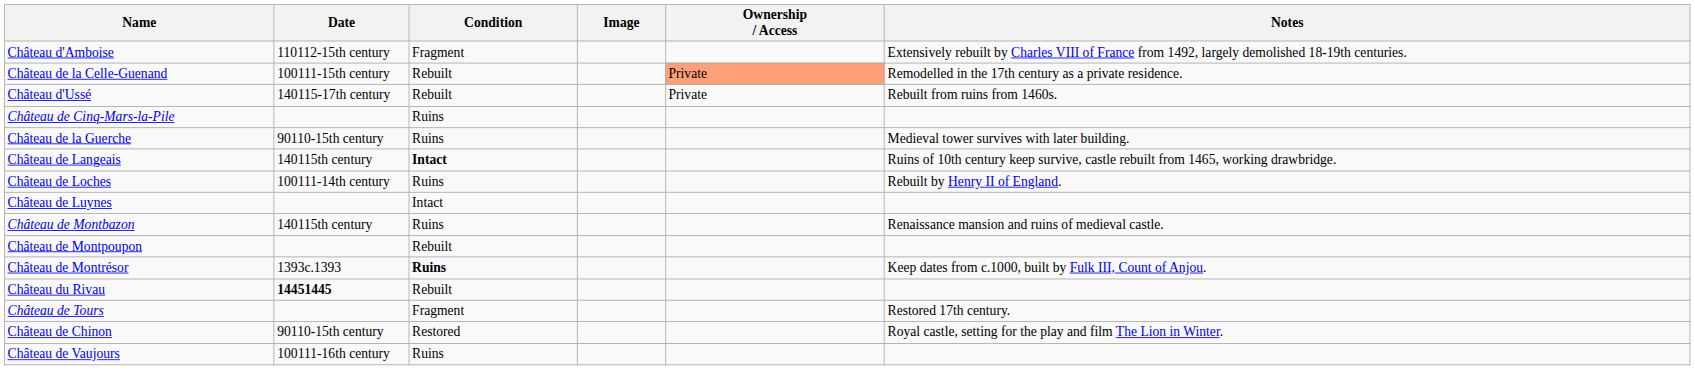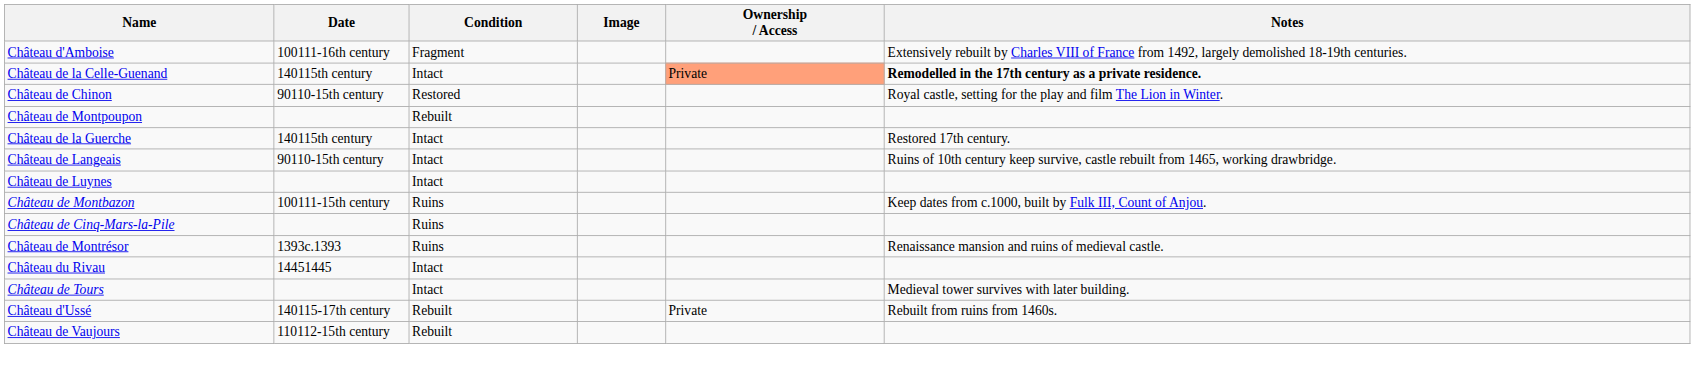(334, 52) 110112-15th century -> (334, 52) 100111-16th century
(334, 73) 100111-15th century -> (325, 73) 140115th century
(432, 73) Rebuilt -> (428, 73) Intact
(1035, 73) normal -> (1044, 73) bold
rows swapped: (60, 332) <-> (49, 95)
rows swapped: (91, 116) <-> (75, 246)
(330, 138) 90110-15th century -> (325, 138) 140115th century
(428, 138) Ruins -> (428, 138) Intact
(1008, 138) Medieval tower survives with later building. -> (949, 138) Restored 17th century.
(325, 159) 140115th century -> (330, 159) 90110-15th century
(429, 159) bold -> (428, 159) normal
- row: (59, 181)
(325, 224) 140115th century -> (334, 203) 100111-15th century
(1026, 224) Renaissance mansion and ruins of medieval castle. -> (1047, 203) Keep dates from c.1000, built by Fulk III, Count of Anjou.
(429, 267) bold -> (428, 246) normal
(1047, 267) Keep dates from c.1000, built by Fulk III, Count of Anjou. -> (1026, 246) Renaissance mansion and ruins of medieval castle.
(304, 289) bold -> (304, 267) normal
(432, 289) Rebuilt -> (428, 267) Intact
(438, 310) Fragment -> (428, 289) Intact
(949, 310) Restored 17th century. -> (1008, 289) Medieval tower survives with later building.
(334, 354) 100111-16th century -> (334, 332) 110112-15th century
(428, 354) Ruins -> (432, 332) Rebuilt
